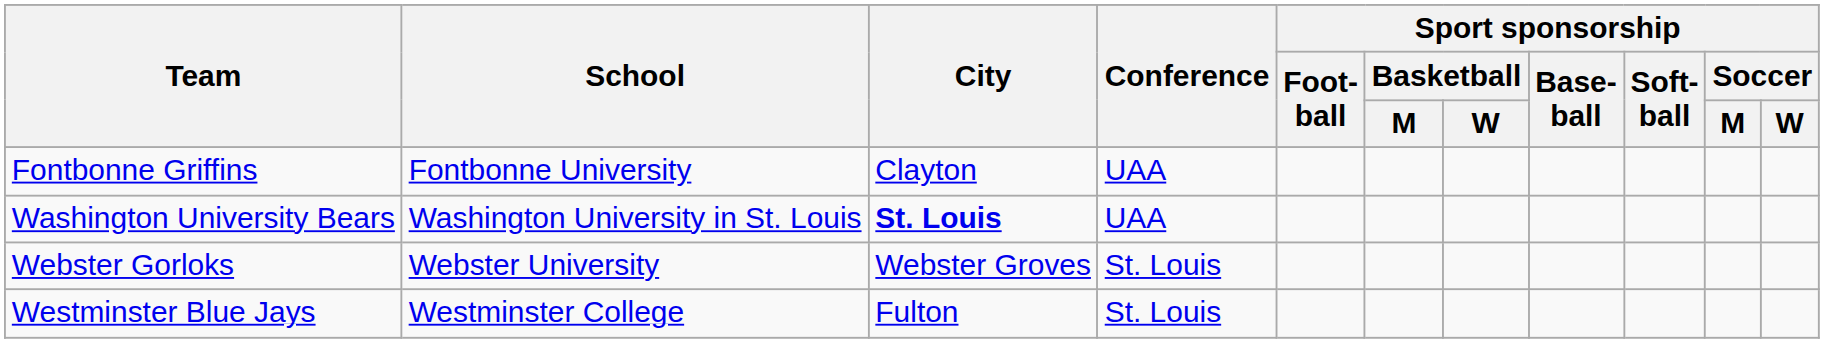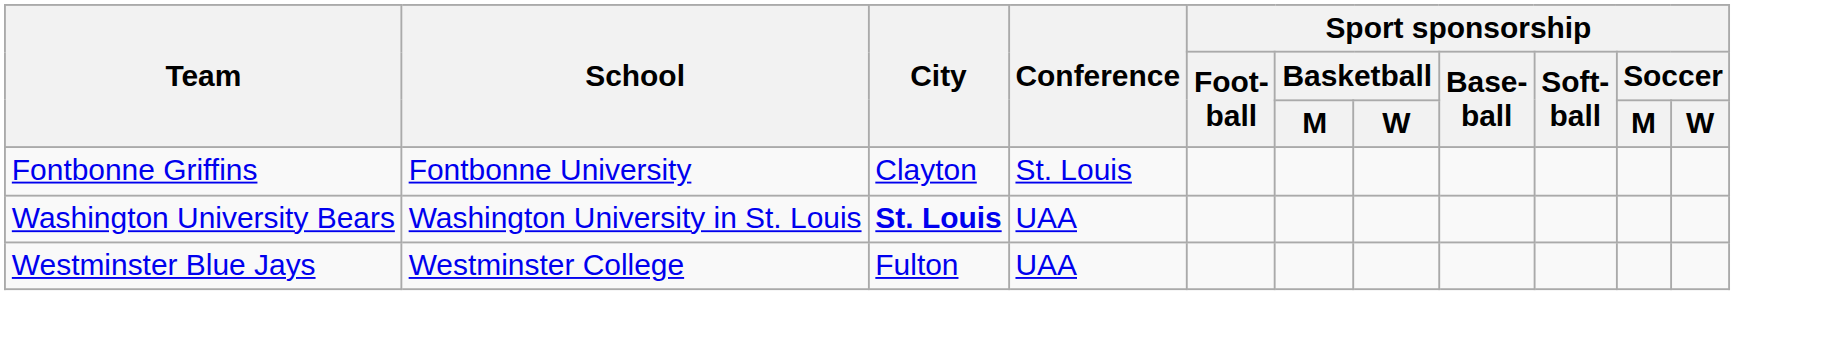(1135, 170) UAA -> (1074, 170) St. Louis
- row: (123, 265)
(1163, 312) St. Louis -> (1046, 265) UAA
